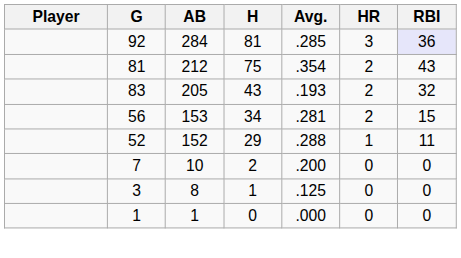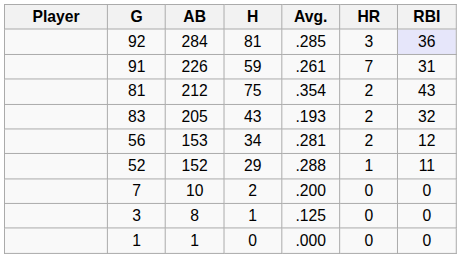+ row: (137, 66)
(427, 116) 15 -> (427, 141) 12
